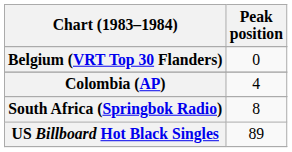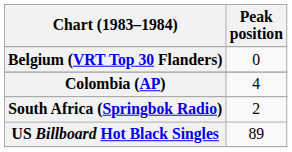(256, 109) 8 -> (256, 109) 2
